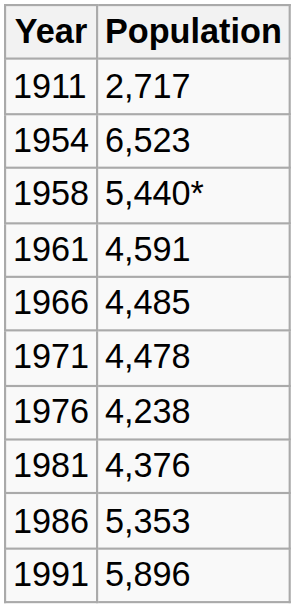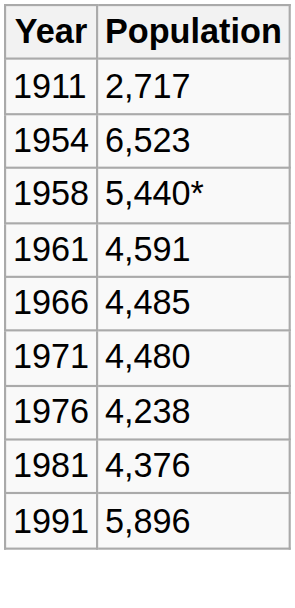(148, 357) 4,478 -> (148, 357) 4,480
- row: (51, 520)
